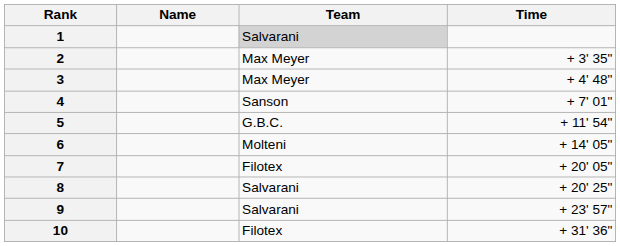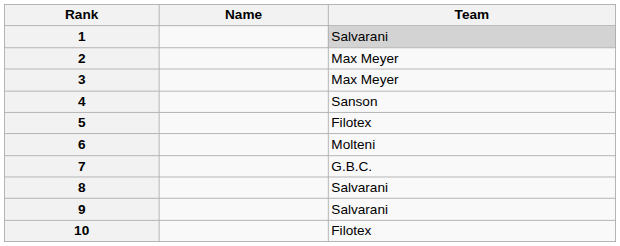- column: (531, 15)
(263, 123) G.B.C. -> (351, 123) Filotex
(262, 166) Filotex -> (352, 166) G.B.C.
